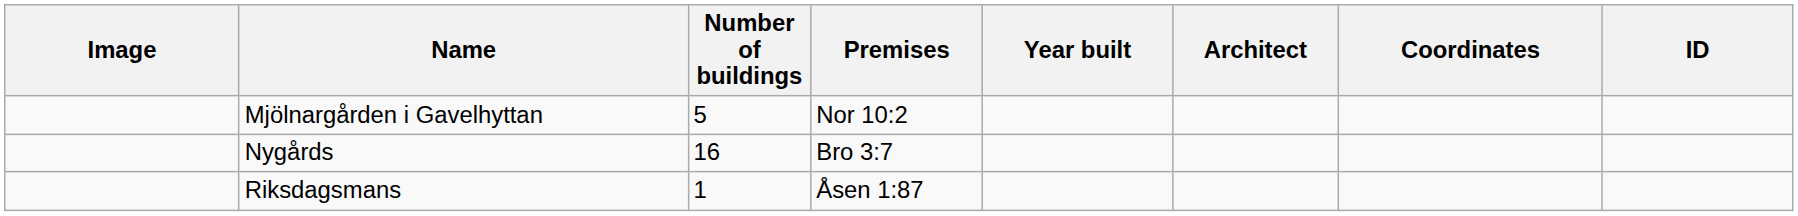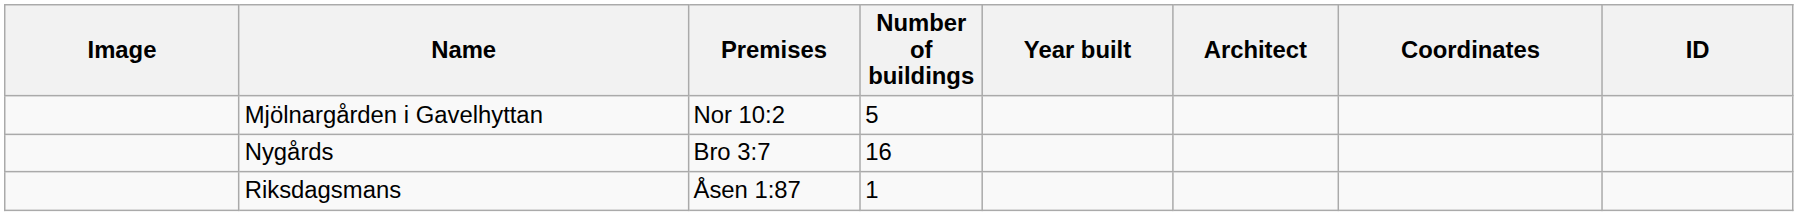columns swapped: (897, 50) <-> (749, 50)
